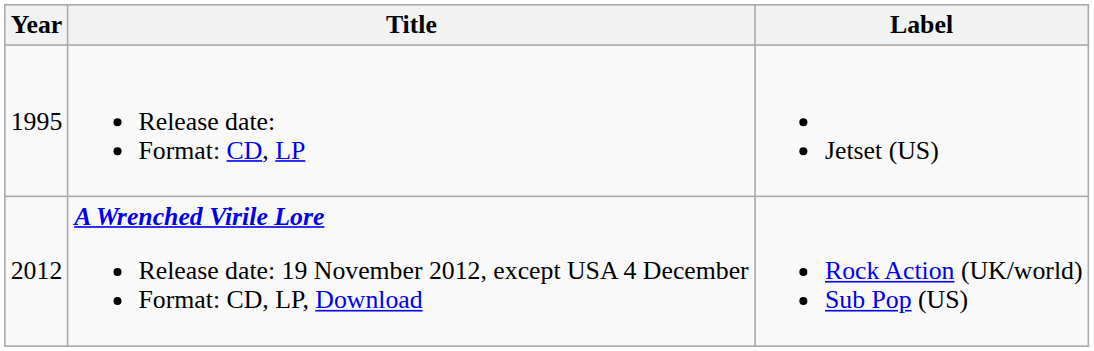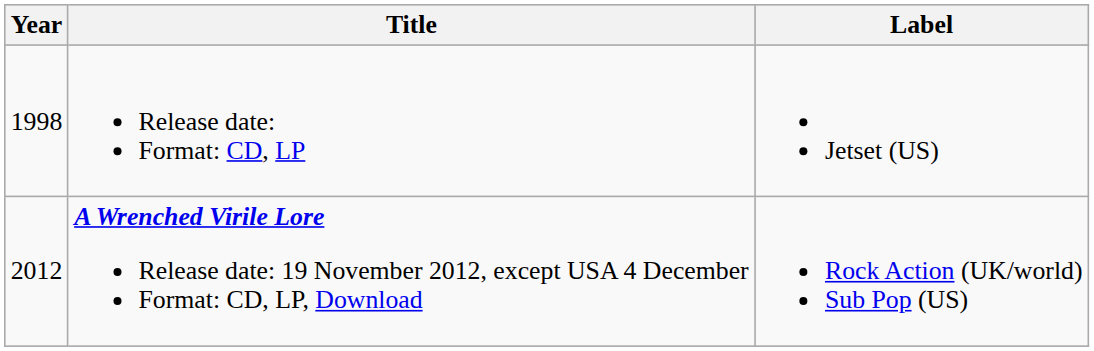(37, 120) 1995 -> (37, 120) 1998
